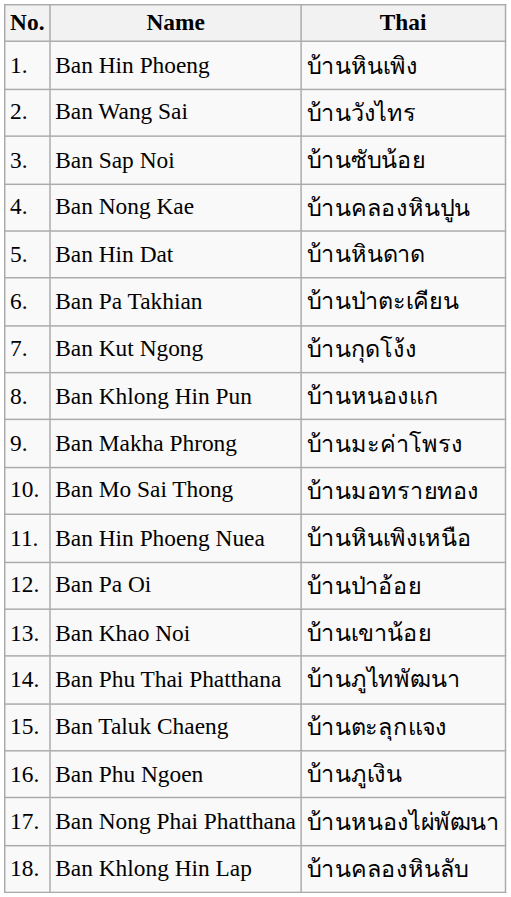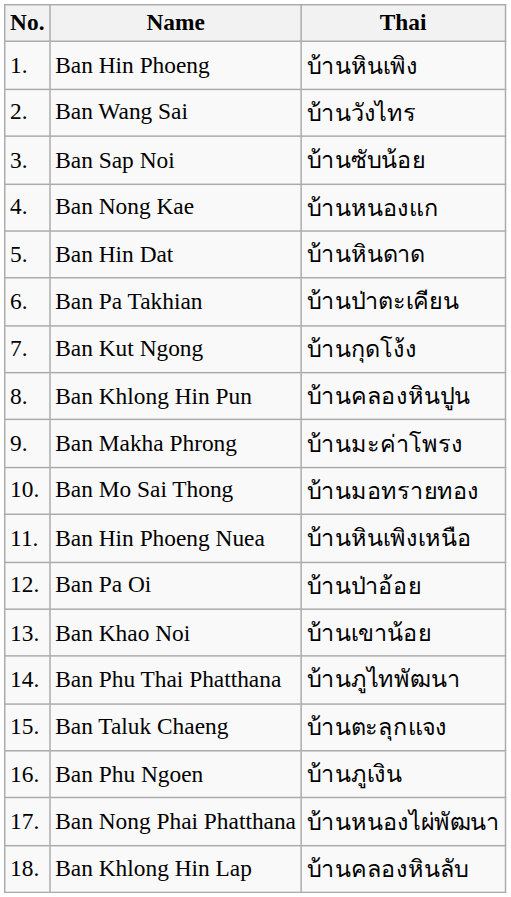(389, 207) บ้านคลองหินปูน -> (372, 207) บ้านหนองแก
(372, 396) บ้านหนองแก -> (389, 396) บ้านคลองหินปูน
